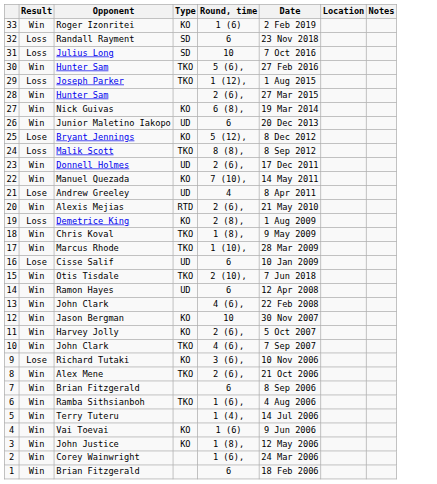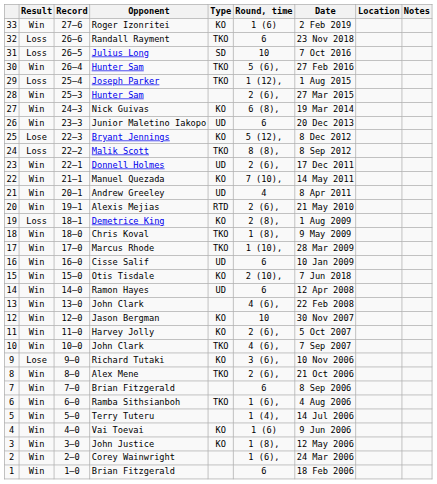+ column: (72, 12)
(185, 40) SD -> (221, 40) TKO
(37, 193) Lose -> (37, 193) Win
(37, 263) Lose -> (37, 263) Win
(185, 277) TKO -> (221, 277) KO
